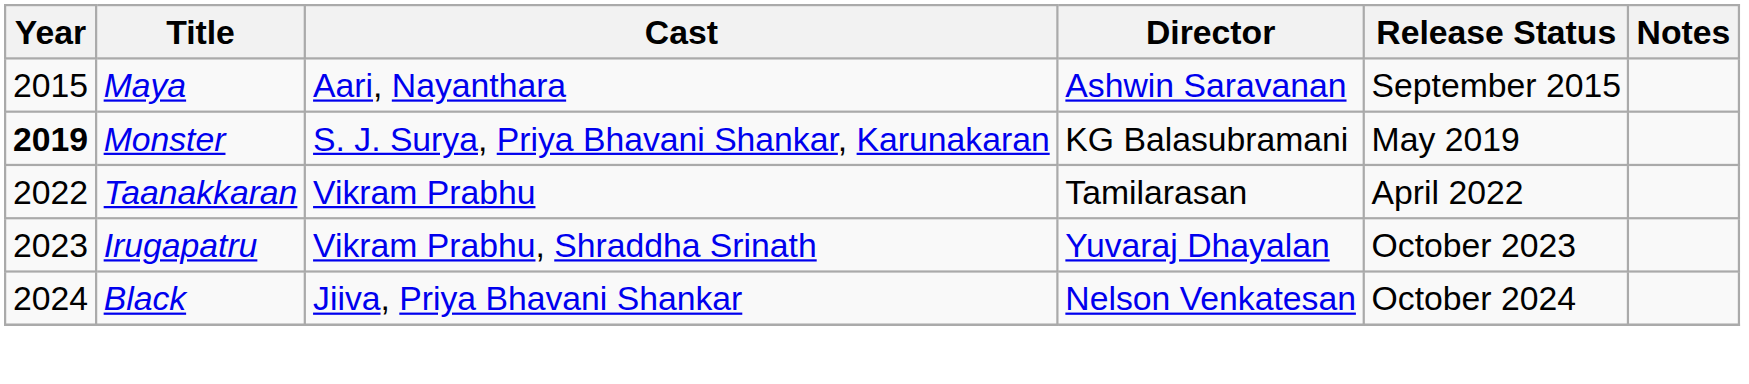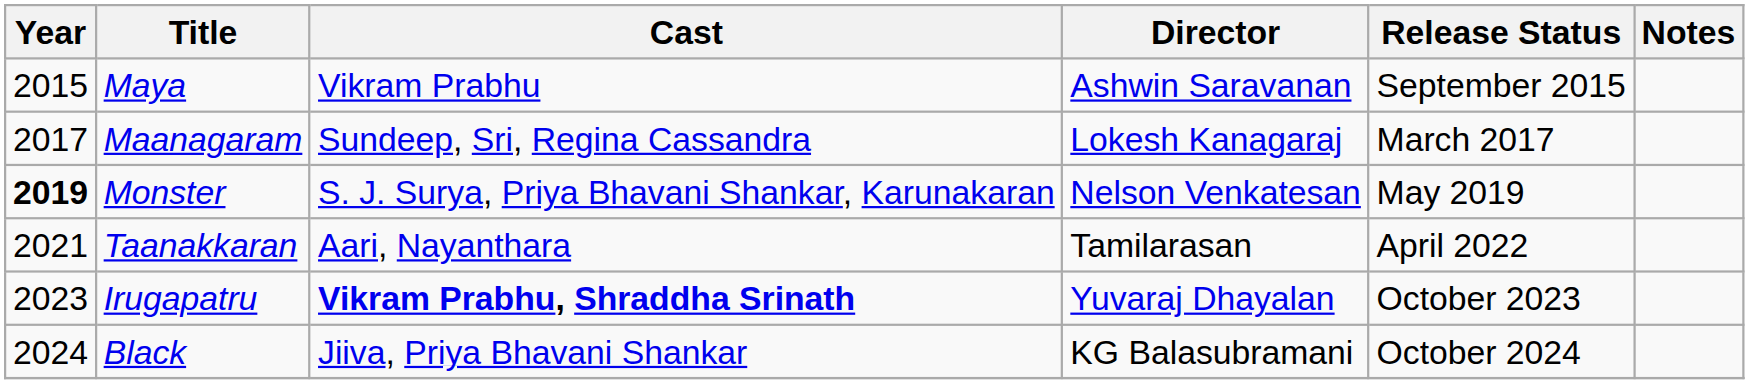(440, 85) Aari, Nayanthara -> (429, 85) Vikram Prabhu
+ row: (203, 139)
(1207, 139) KG Balasubramani -> (1216, 192) Nelson Venkatesan
(50, 192) 2022 -> (50, 246) 2021
(424, 192) Vikram Prabhu -> (445, 246) Aari, Nayanthara
(565, 246) normal -> (587, 299) bold
(1211, 299) Nelson Venkatesan -> (1212, 353) KG Balasubramani
